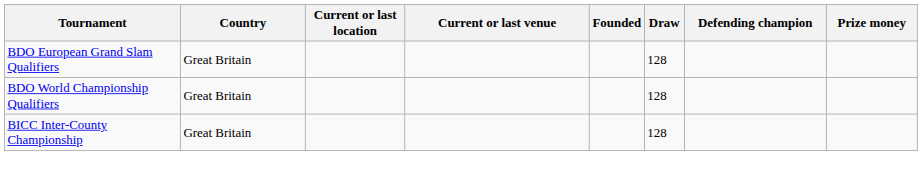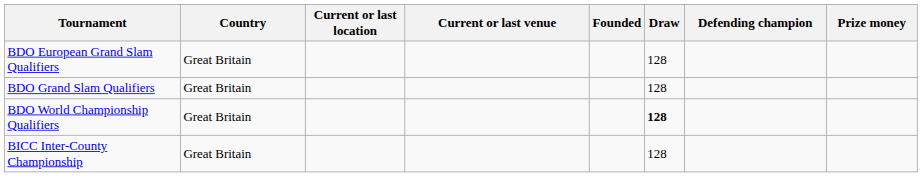+ row: (81, 88)
(657, 96) normal -> (657, 117) bold
